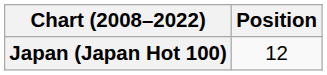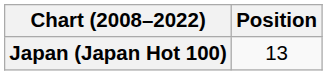(277, 53) 12 -> (277, 53) 13
